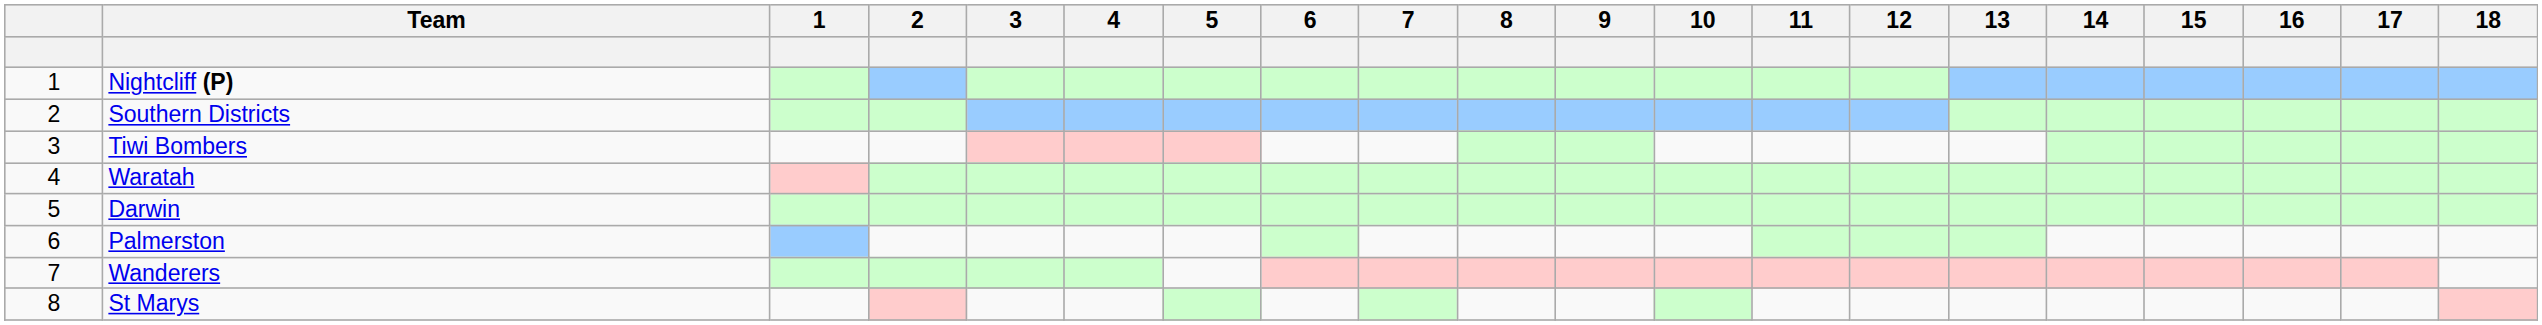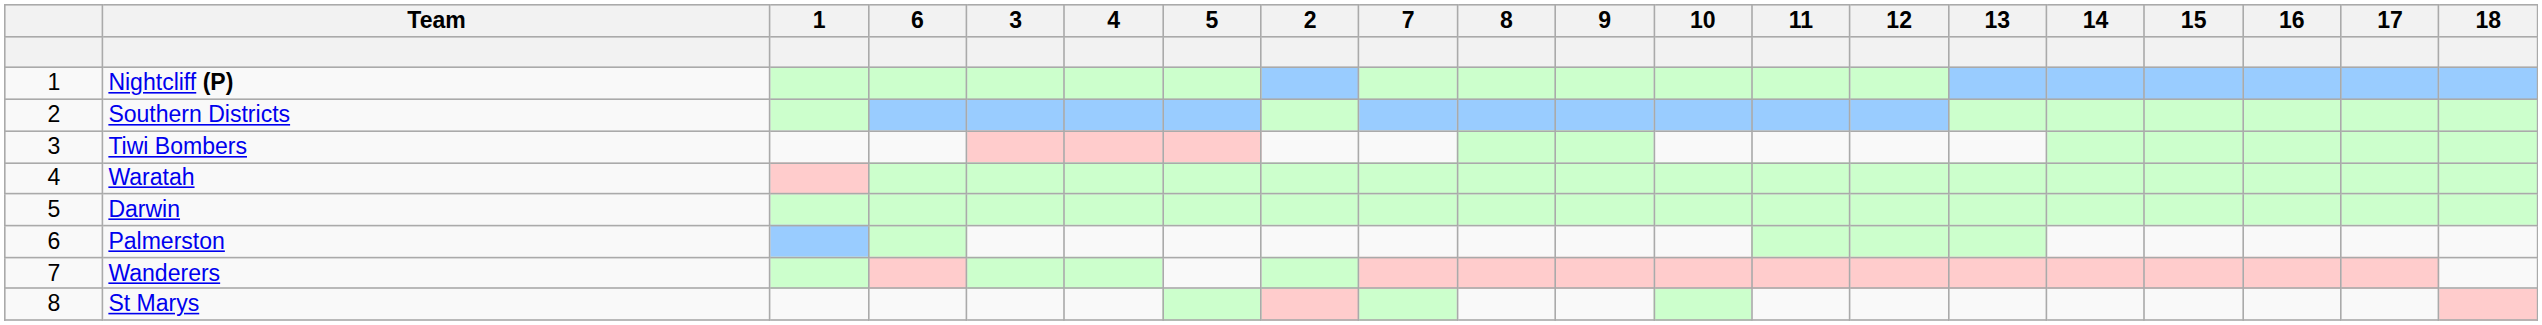columns swapped: (917, 52) <-> (1310, 52)
